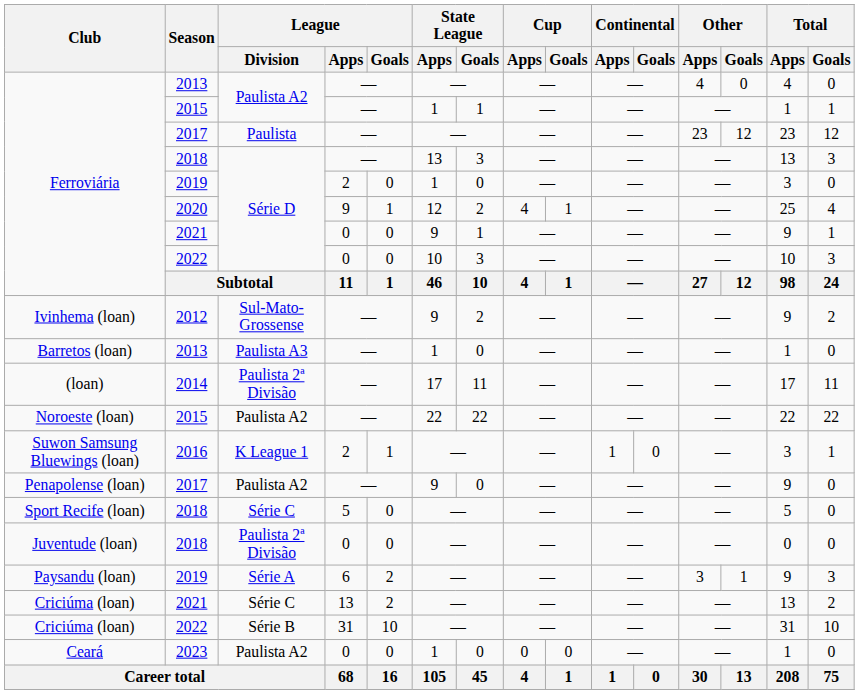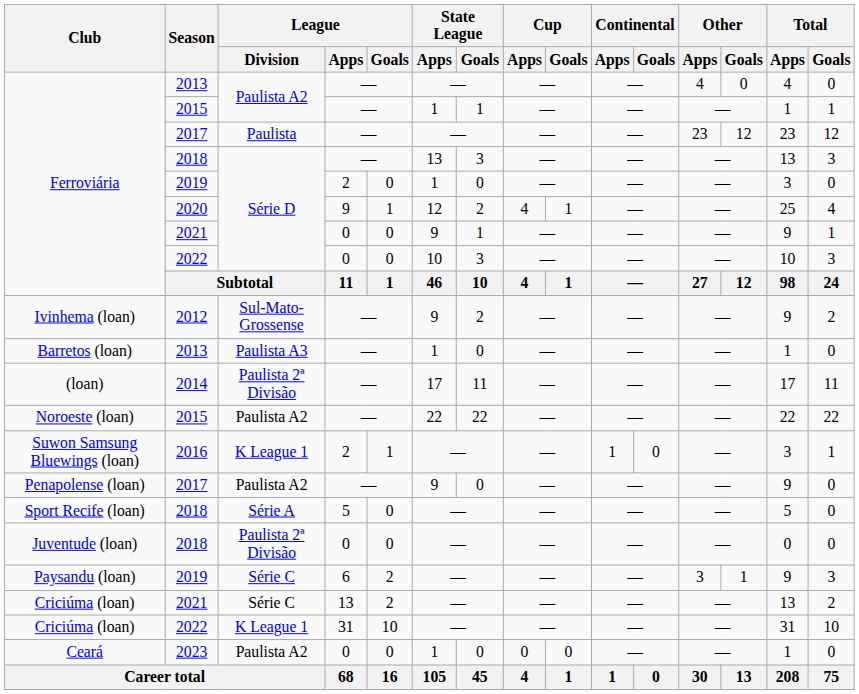(272, 510) Série C -> (272, 510) Série A
(272, 577) Série A -> (272, 577) Série C
(272, 627) Série B -> (272, 627) K League 1
